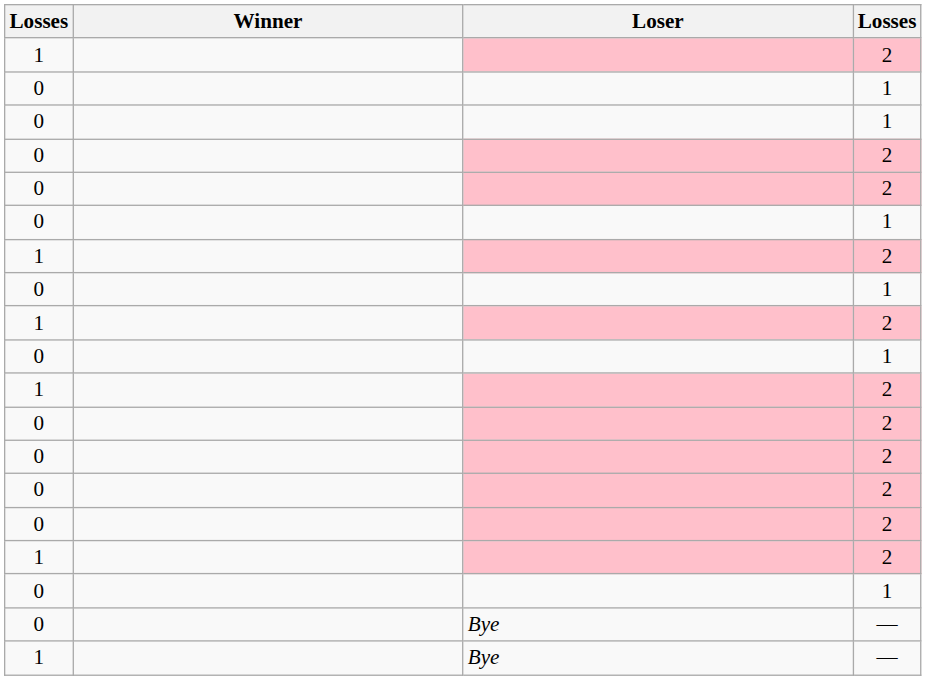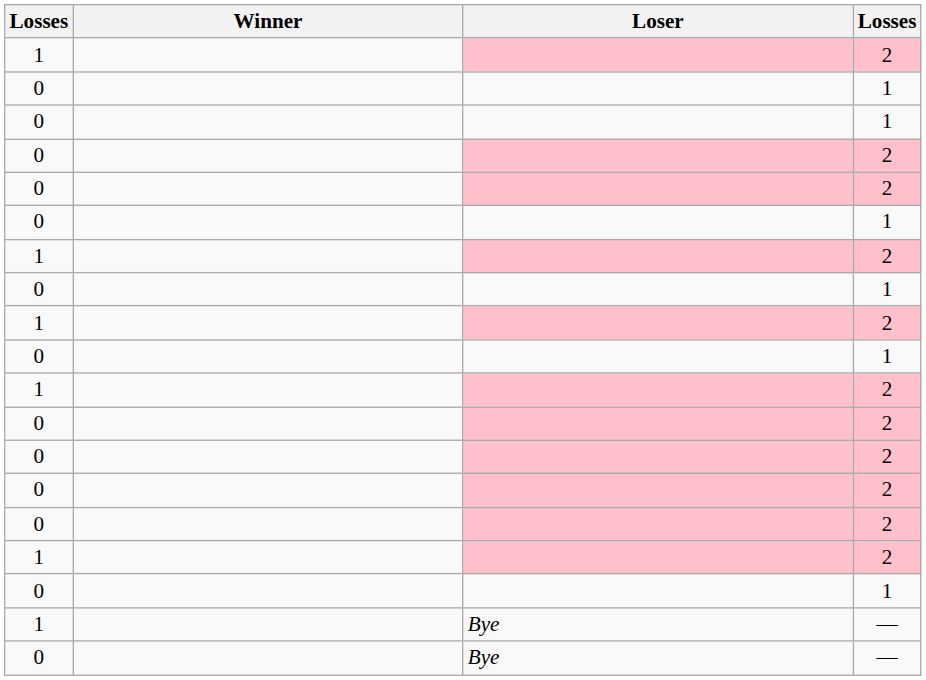rows swapped: (39, 624) <-> (39, 657)
